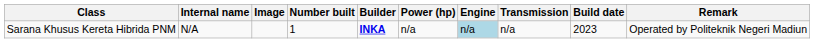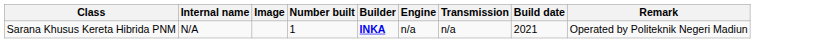- column: (428, 12)
(468, 29) lightblue background -> (408, 29) no background
(585, 29) 2023 -> (526, 29) 2021
